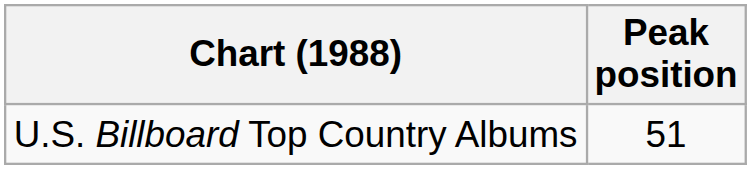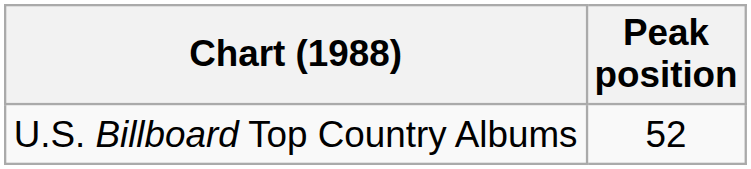(666, 133) 51 -> (666, 133) 52
